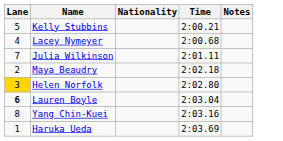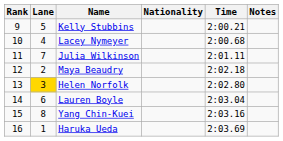+ column: (17, 12)
(17, 99) bold -> (43, 99) normal
